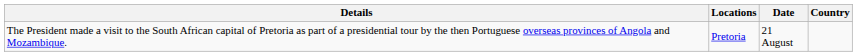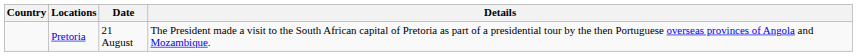columns swapped: (830, 13) <-> (357, 13)
